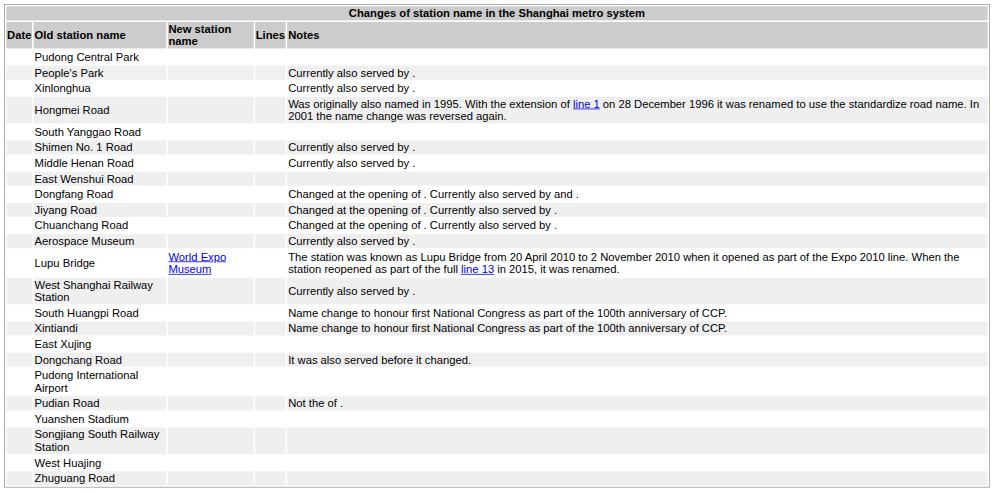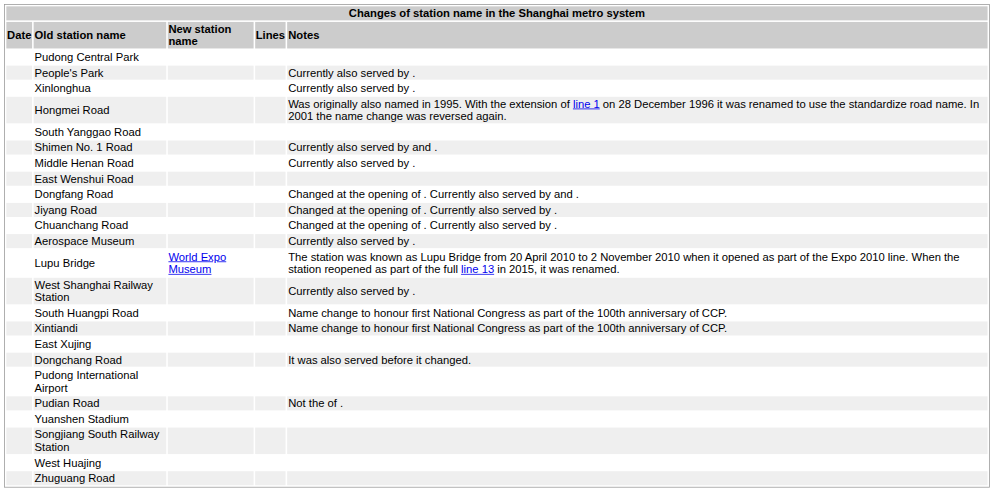(352, 148) Currently also served by . -> (363, 148) Currently also served by and .
